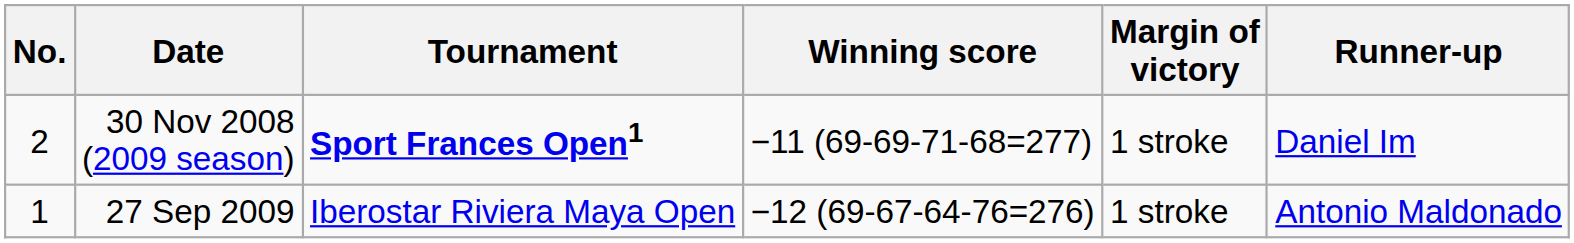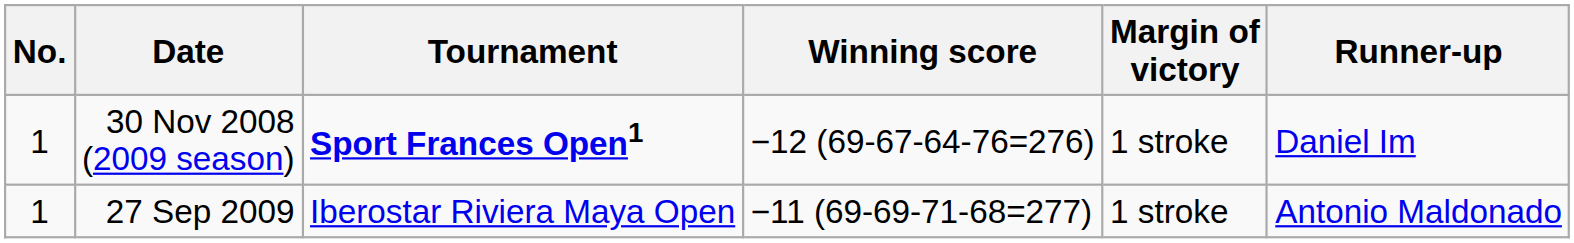(40, 140) 2 -> (40, 140) 1
(921, 140) −11 (69-69-71-68=277) -> (923, 140) −12 (69-67-64-76=276)
(923, 211) −12 (69-67-64-76=276) -> (921, 211) −11 (69-69-71-68=277)
